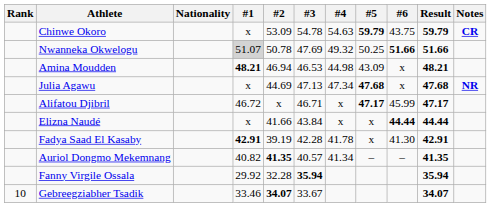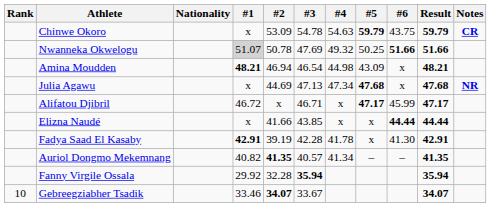(310, 67) 46.53 -> (310, 67) 46.54
(310, 121) 43.84 -> (310, 121) 43.85
